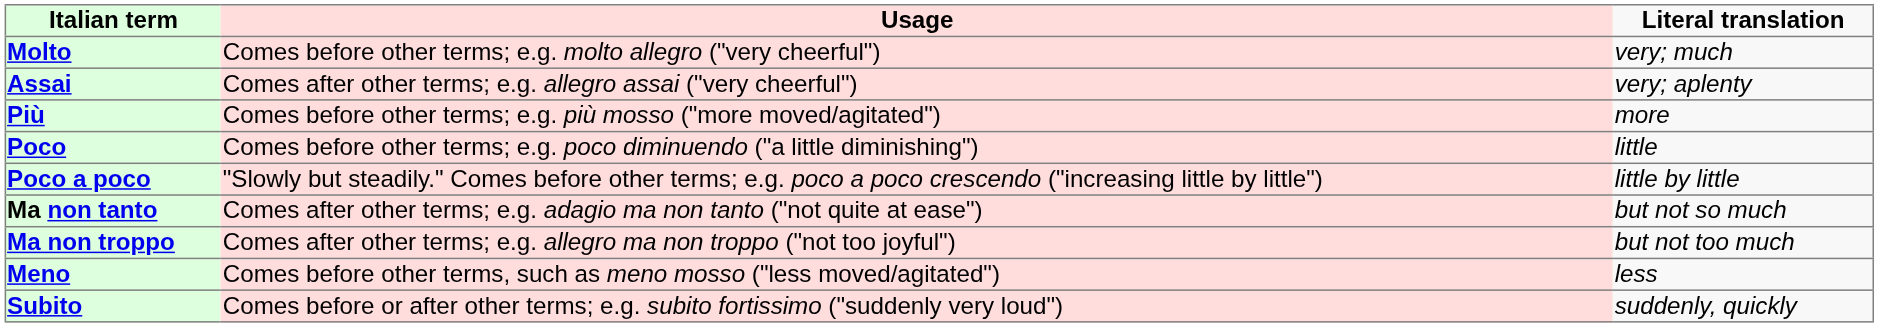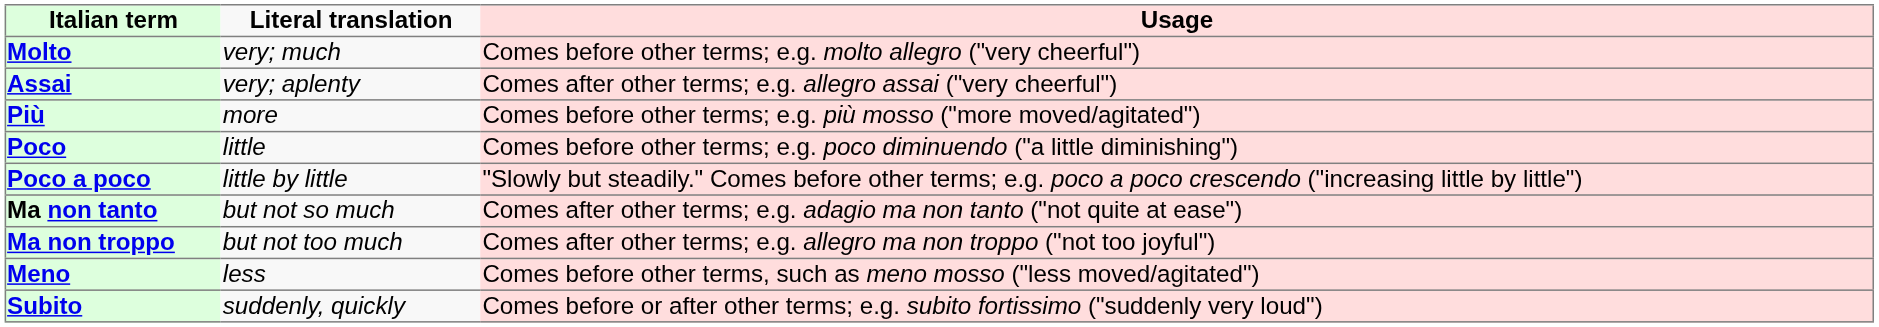columns swapped: (1743, 20) <-> (917, 20)
